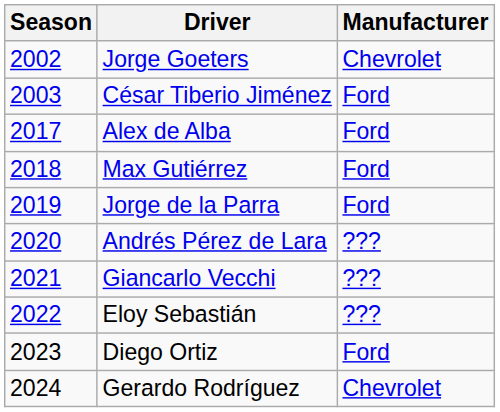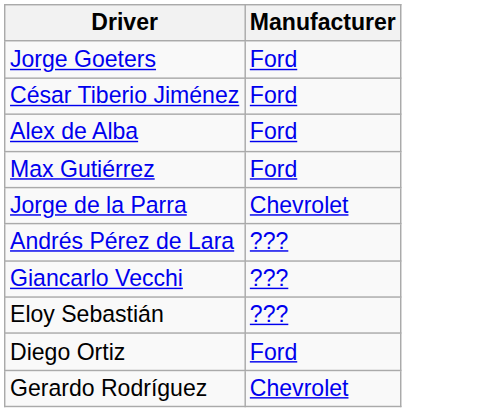- column: (51, 22)
(392, 59) Chevrolet -> (274, 59) Ford
(366, 205) Ford -> (299, 205) Chevrolet
